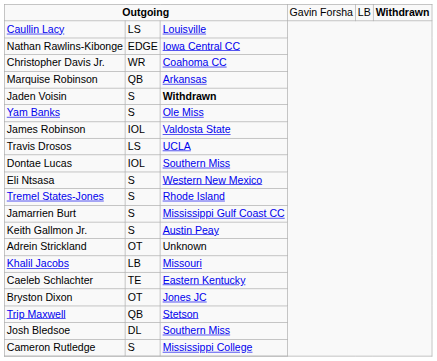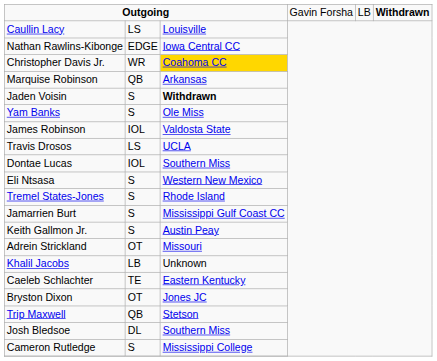(195, 63) no background -> (195, 63) gold background
(185, 247) Unknown -> (182, 247) Missouri
(182, 264) Missouri -> (185, 264) Unknown
